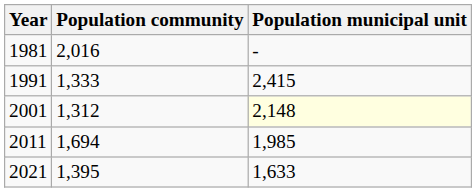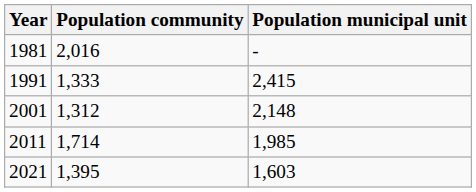(274, 111) lightyellow background -> (274, 111) no background
(78, 141) 1,694 -> (78, 141) 1,714
(274, 171) 1,633 -> (274, 171) 1,603
